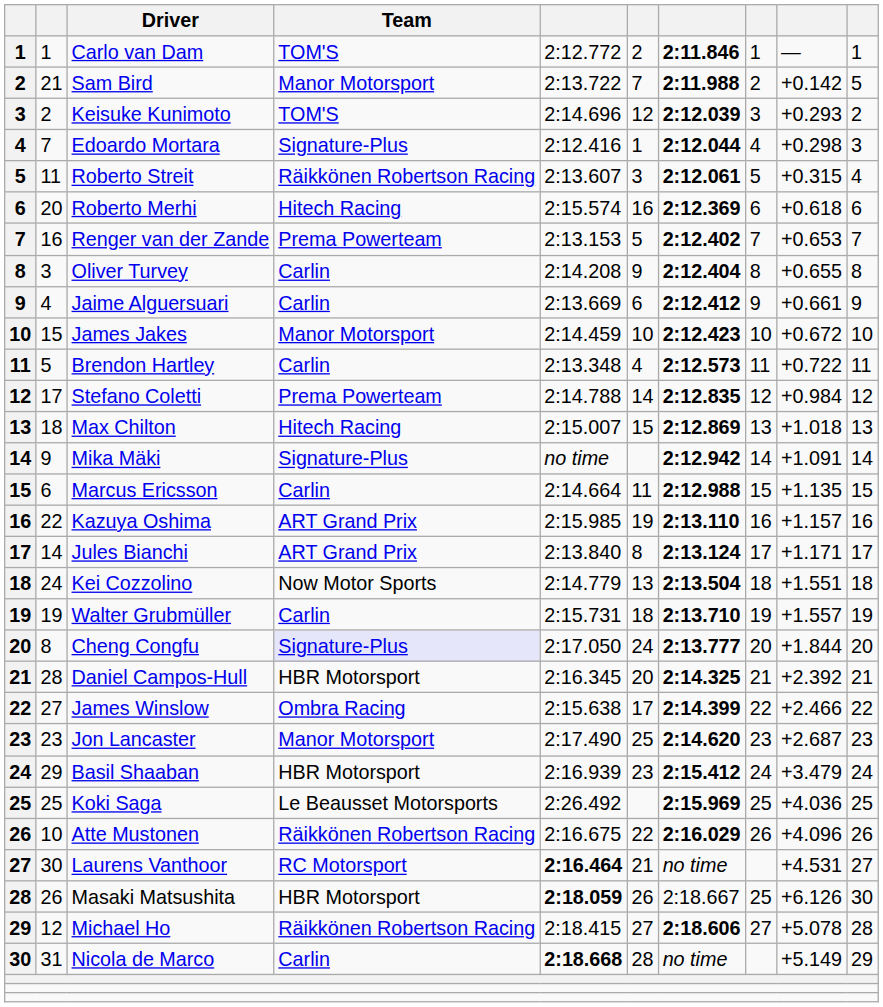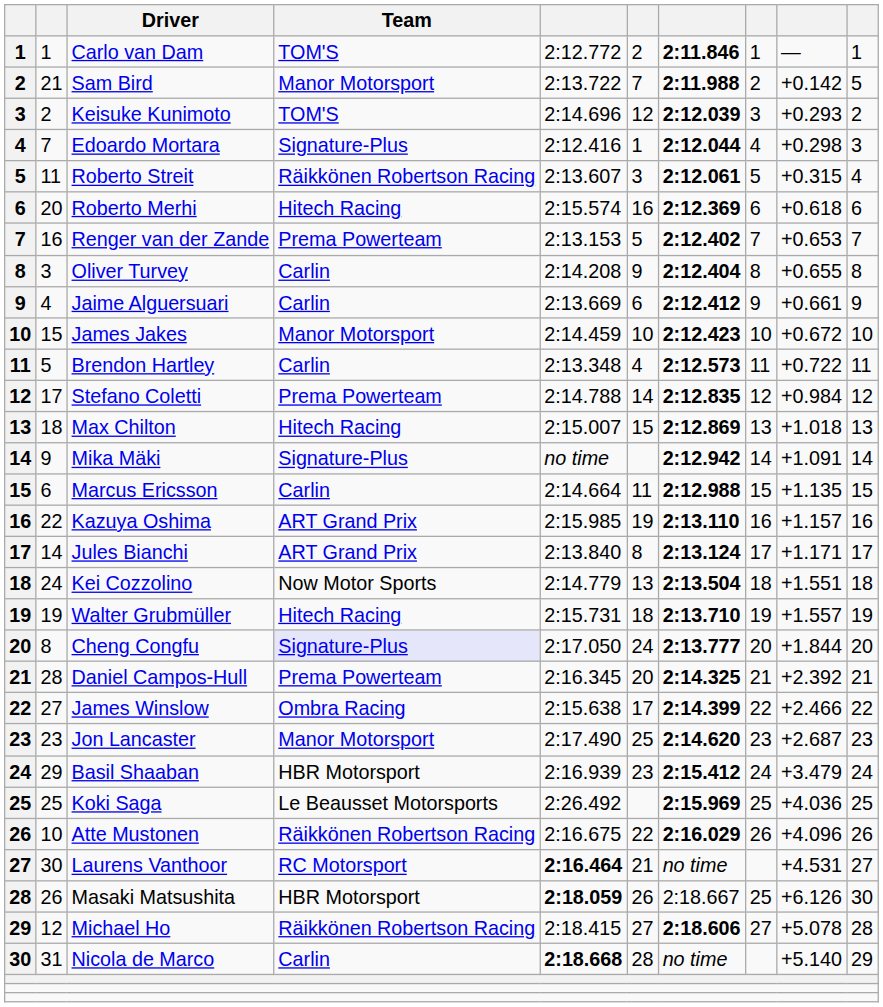(304, 615) Carlin -> (340, 615) Hitech Racing
(349, 677) HBR Motorsport -> (360, 677) Prema Powerteam
(811, 959) +5.149 -> (811, 959) +5.140
